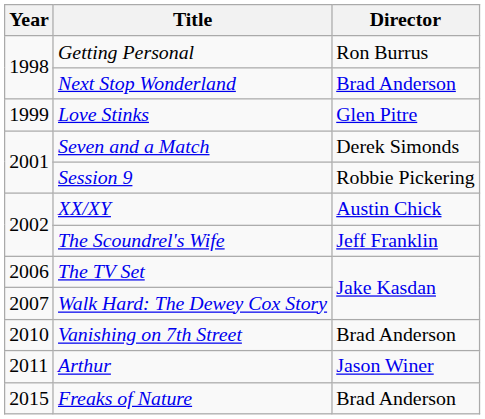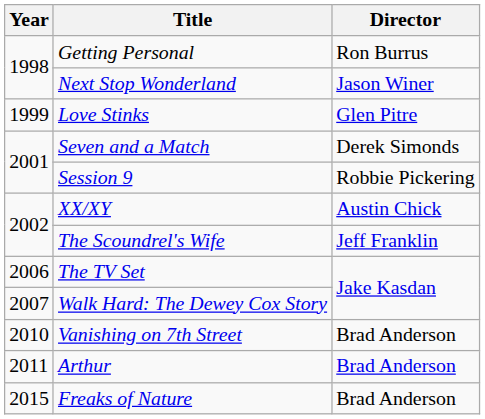(396, 83) Brad Anderson -> (385, 83) Jason Winer
(385, 366) Jason Winer -> (396, 366) Brad Anderson
